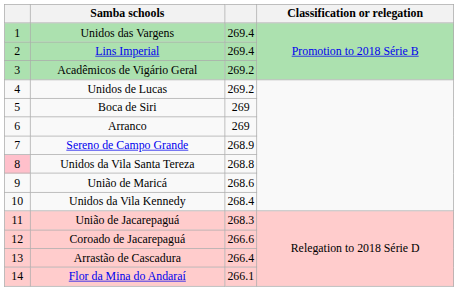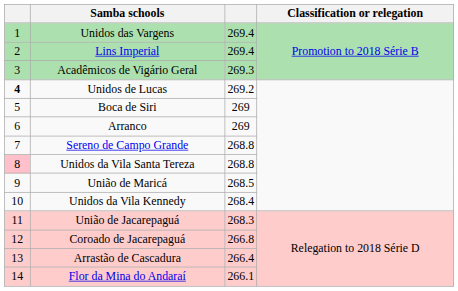(241, 70) 269.2 -> (241, 70) 269.3
(17, 88) normal -> (17, 88) bold
(241, 145) 268.9 -> (241, 145) 268.8
(241, 182) 268.6 -> (241, 182) 268.5
(241, 239) 266.6 -> (241, 239) 266.8
